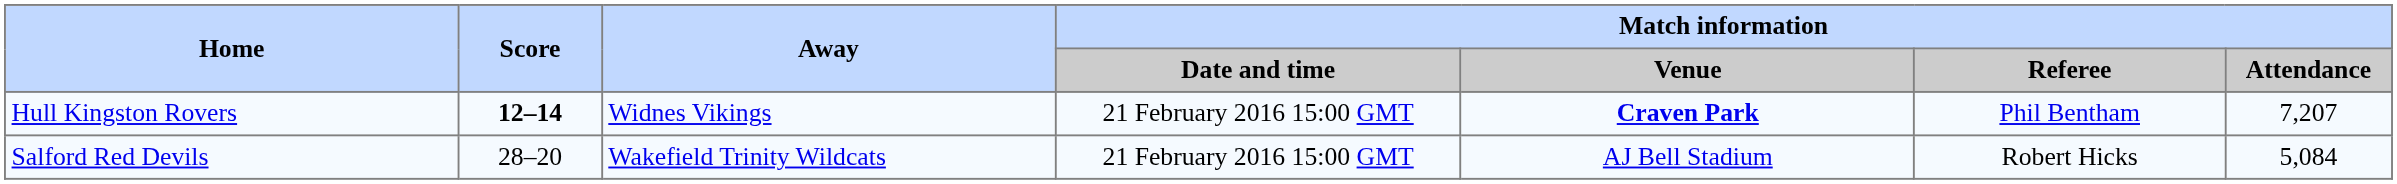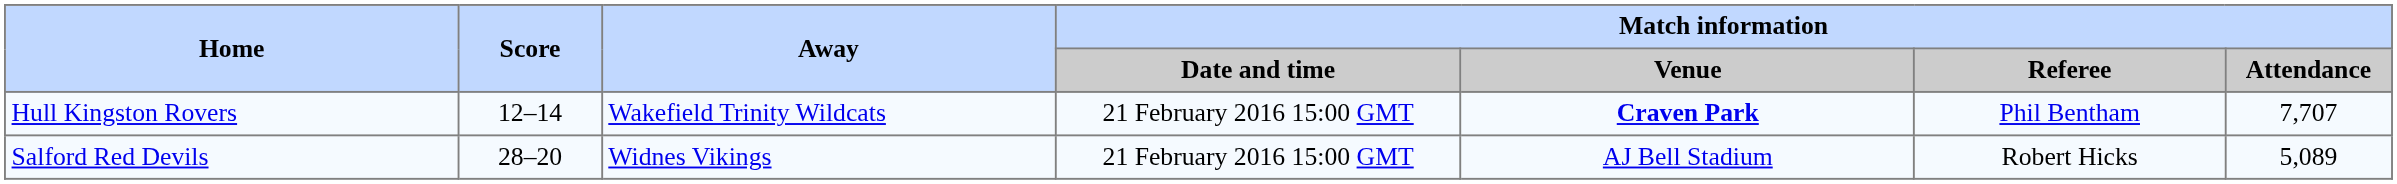(530, 113) bold -> (530, 113) normal
(690, 113) Widnes Vikings -> (747, 113) Wakefield Trinity Wildcats
(2308, 113) 7,207 -> (2308, 113) 7,707
(747, 156) Wakefield Trinity Wildcats -> (690, 156) Widnes Vikings
(2308, 156) 5,084 -> (2308, 156) 5,089
